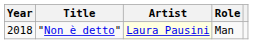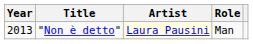(20, 30) 2018 -> (20, 30) 2013
